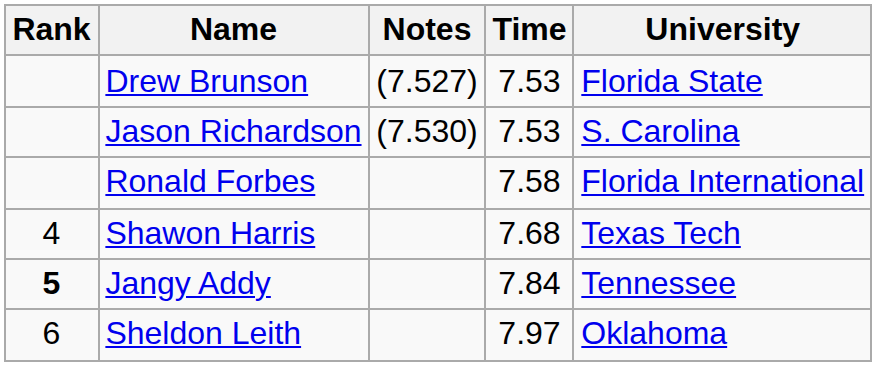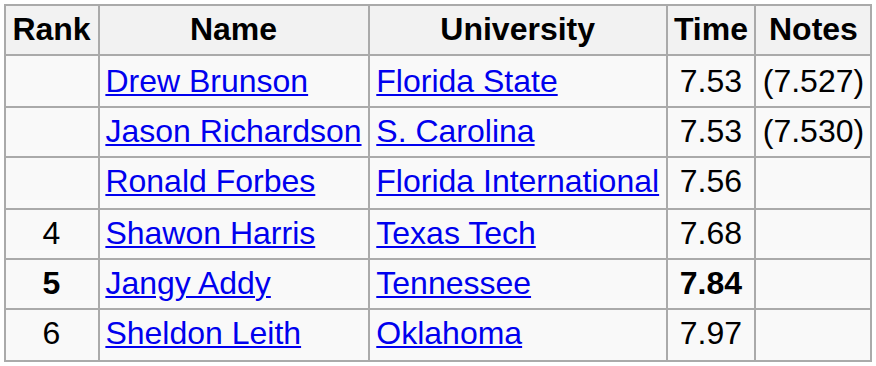columns swapped: (723, 29) <-> (427, 29)
(529, 182) 7.58 -> (711, 182) 7.56
(529, 283) normal -> (711, 283) bold
